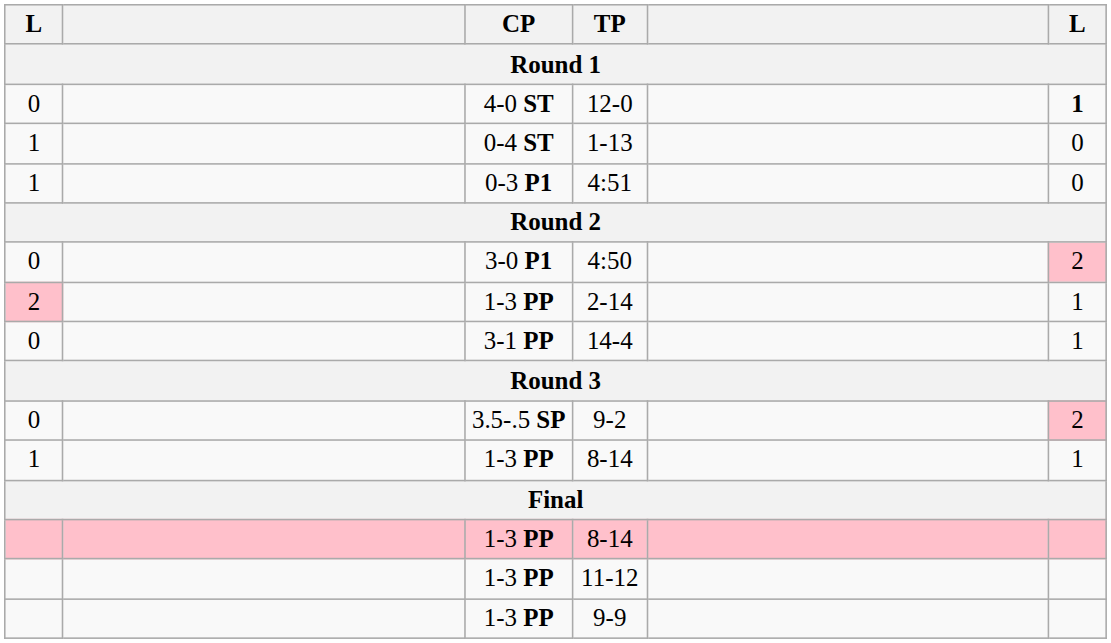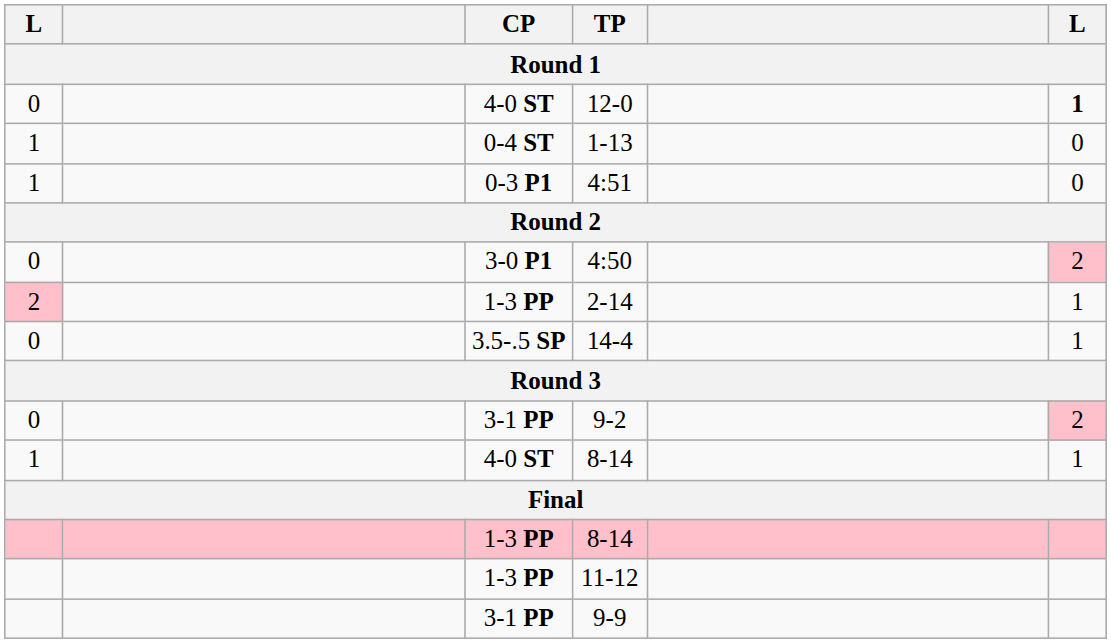(519, 340) 3-1 PP -> (519, 340) 3.5-.5 SP
(519, 420) 3.5-.5 SP -> (519, 420) 3-1 PP
(519, 459) 1-3 PP -> (519, 459) 4-0 ST
(519, 618) 1-3 PP -> (519, 618) 3-1 PP
